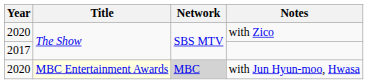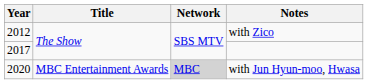(19, 32) 2020 -> (19, 32) 2012
(102, 69) lightyellow background -> (102, 69) no background
